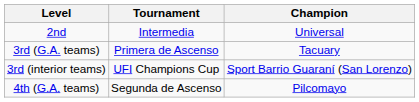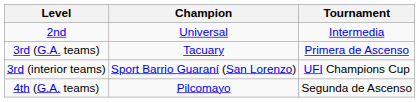columns swapped: (166, 13) <-> (319, 13)
